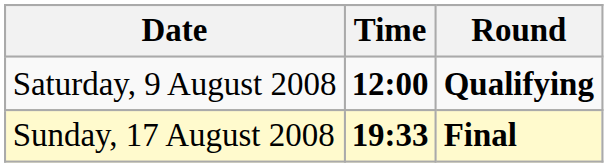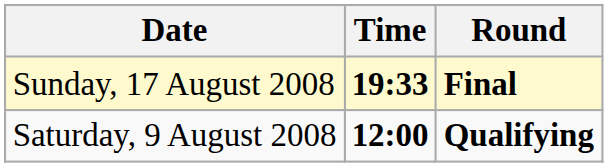rows swapped: (175, 82) <-> (174, 135)
